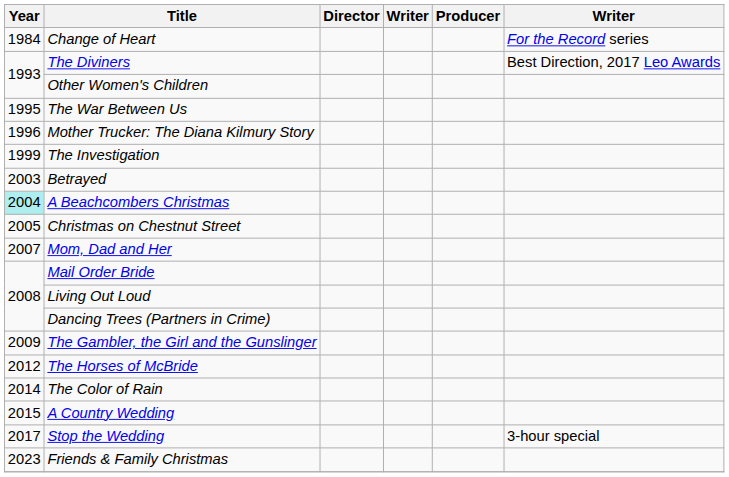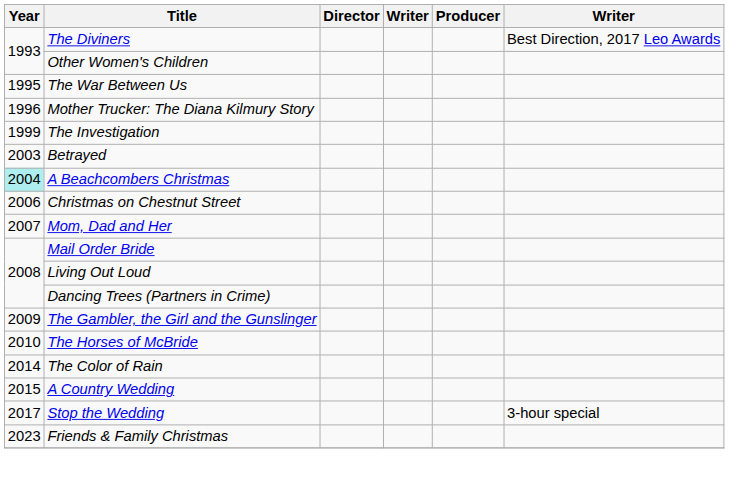- row: (101, 39)
(24, 226) 2005 -> (24, 202) 2006
(24, 366) 2012 -> (24, 343) 2010
